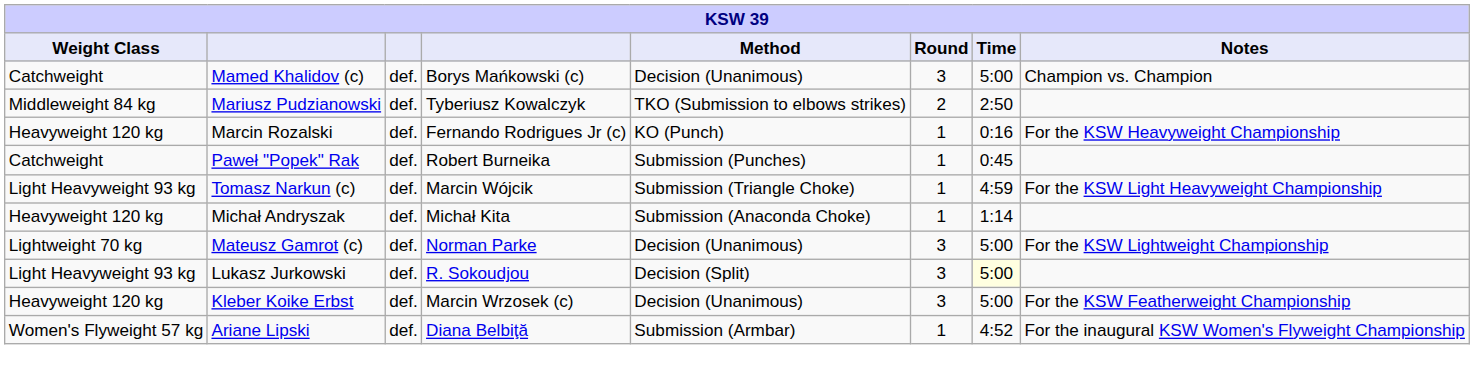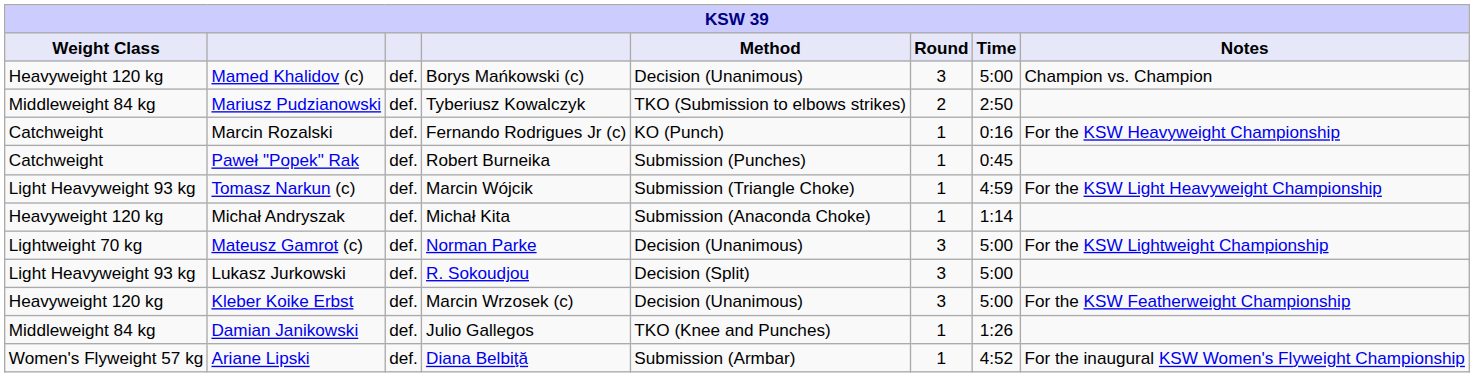(56, 75) Catchweight -> (86, 75) Heavyweight 120 kg
(86, 132) Heavyweight 120 kg -> (56, 132) Catchweight
(996, 273) lightyellow background -> (996, 273) no background
+ row: (285, 330)
